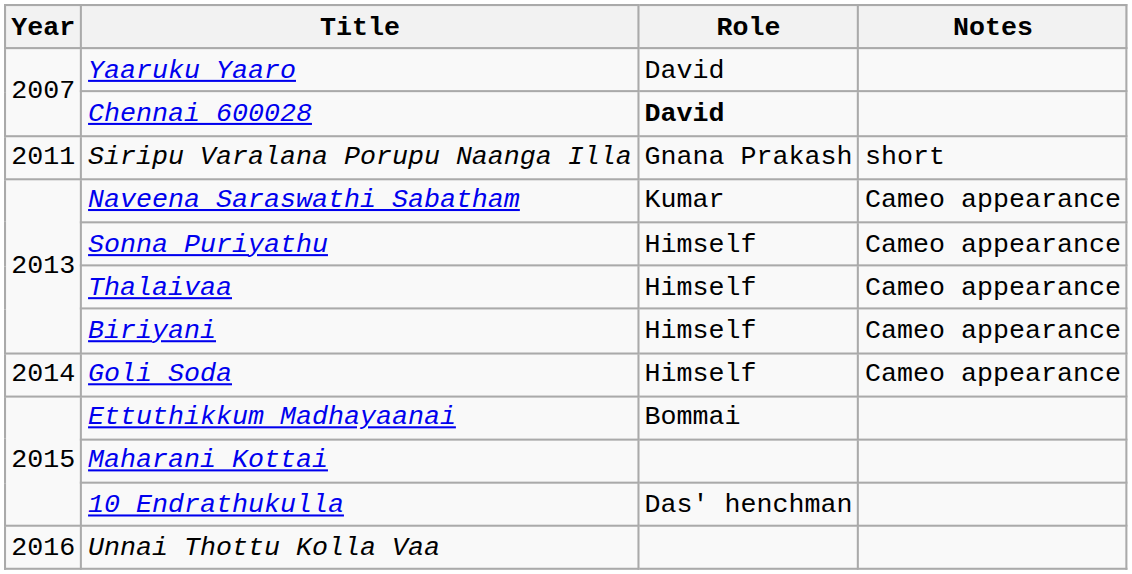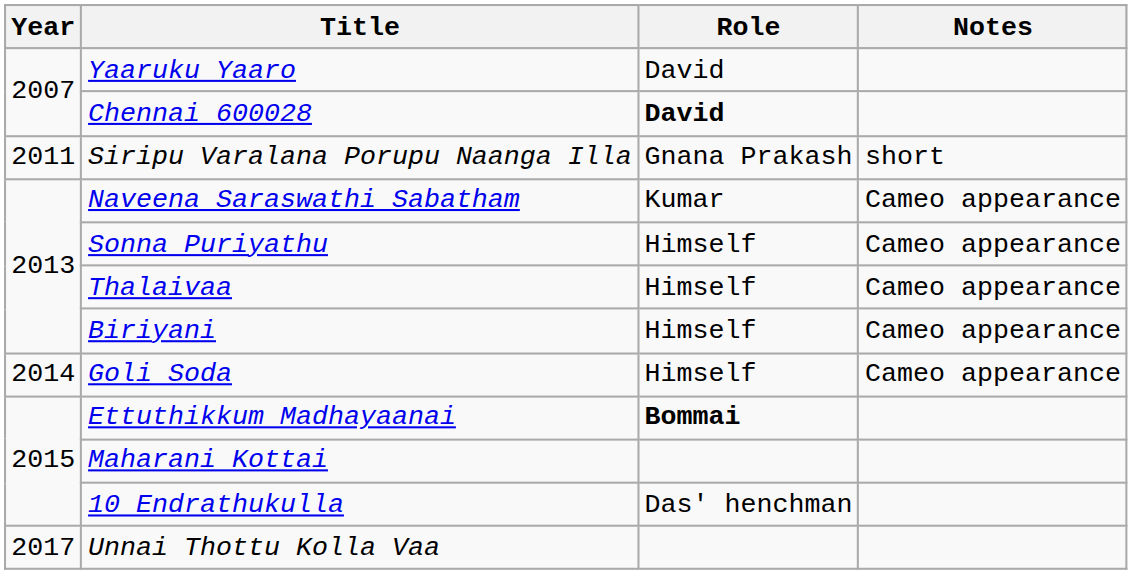(692, 418) normal -> (692, 418) bold
(43, 548) 2016 -> (43, 548) 2017
